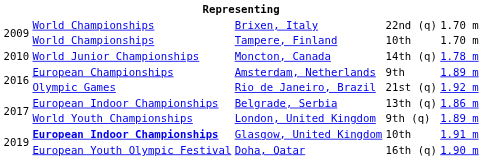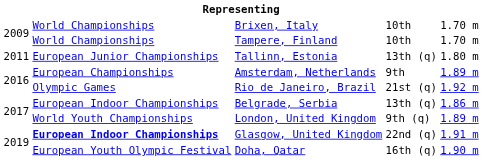(411, 25) 22nd (q) -> (398, 25) 10th
- row: (283, 56)
+ row: (286, 56)
(398, 134) 10th -> (411, 134) 22nd (q)
